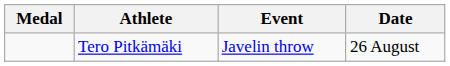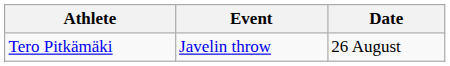- column: (39, 18)
